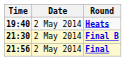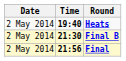columns swapped: (58, 11) <-> (18, 11)
